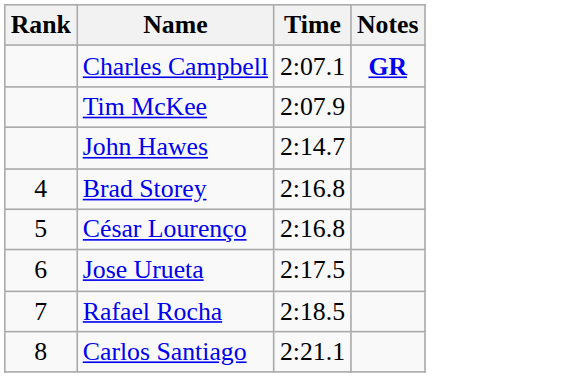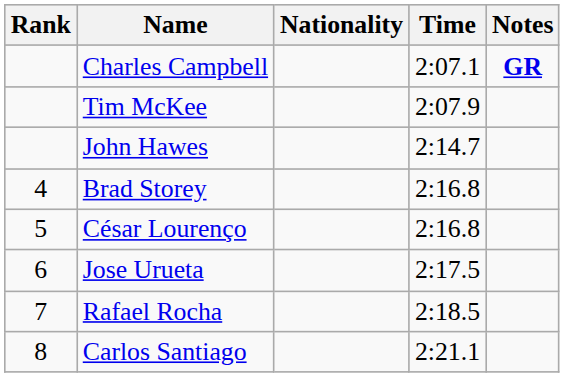+ column: (341, 24)
